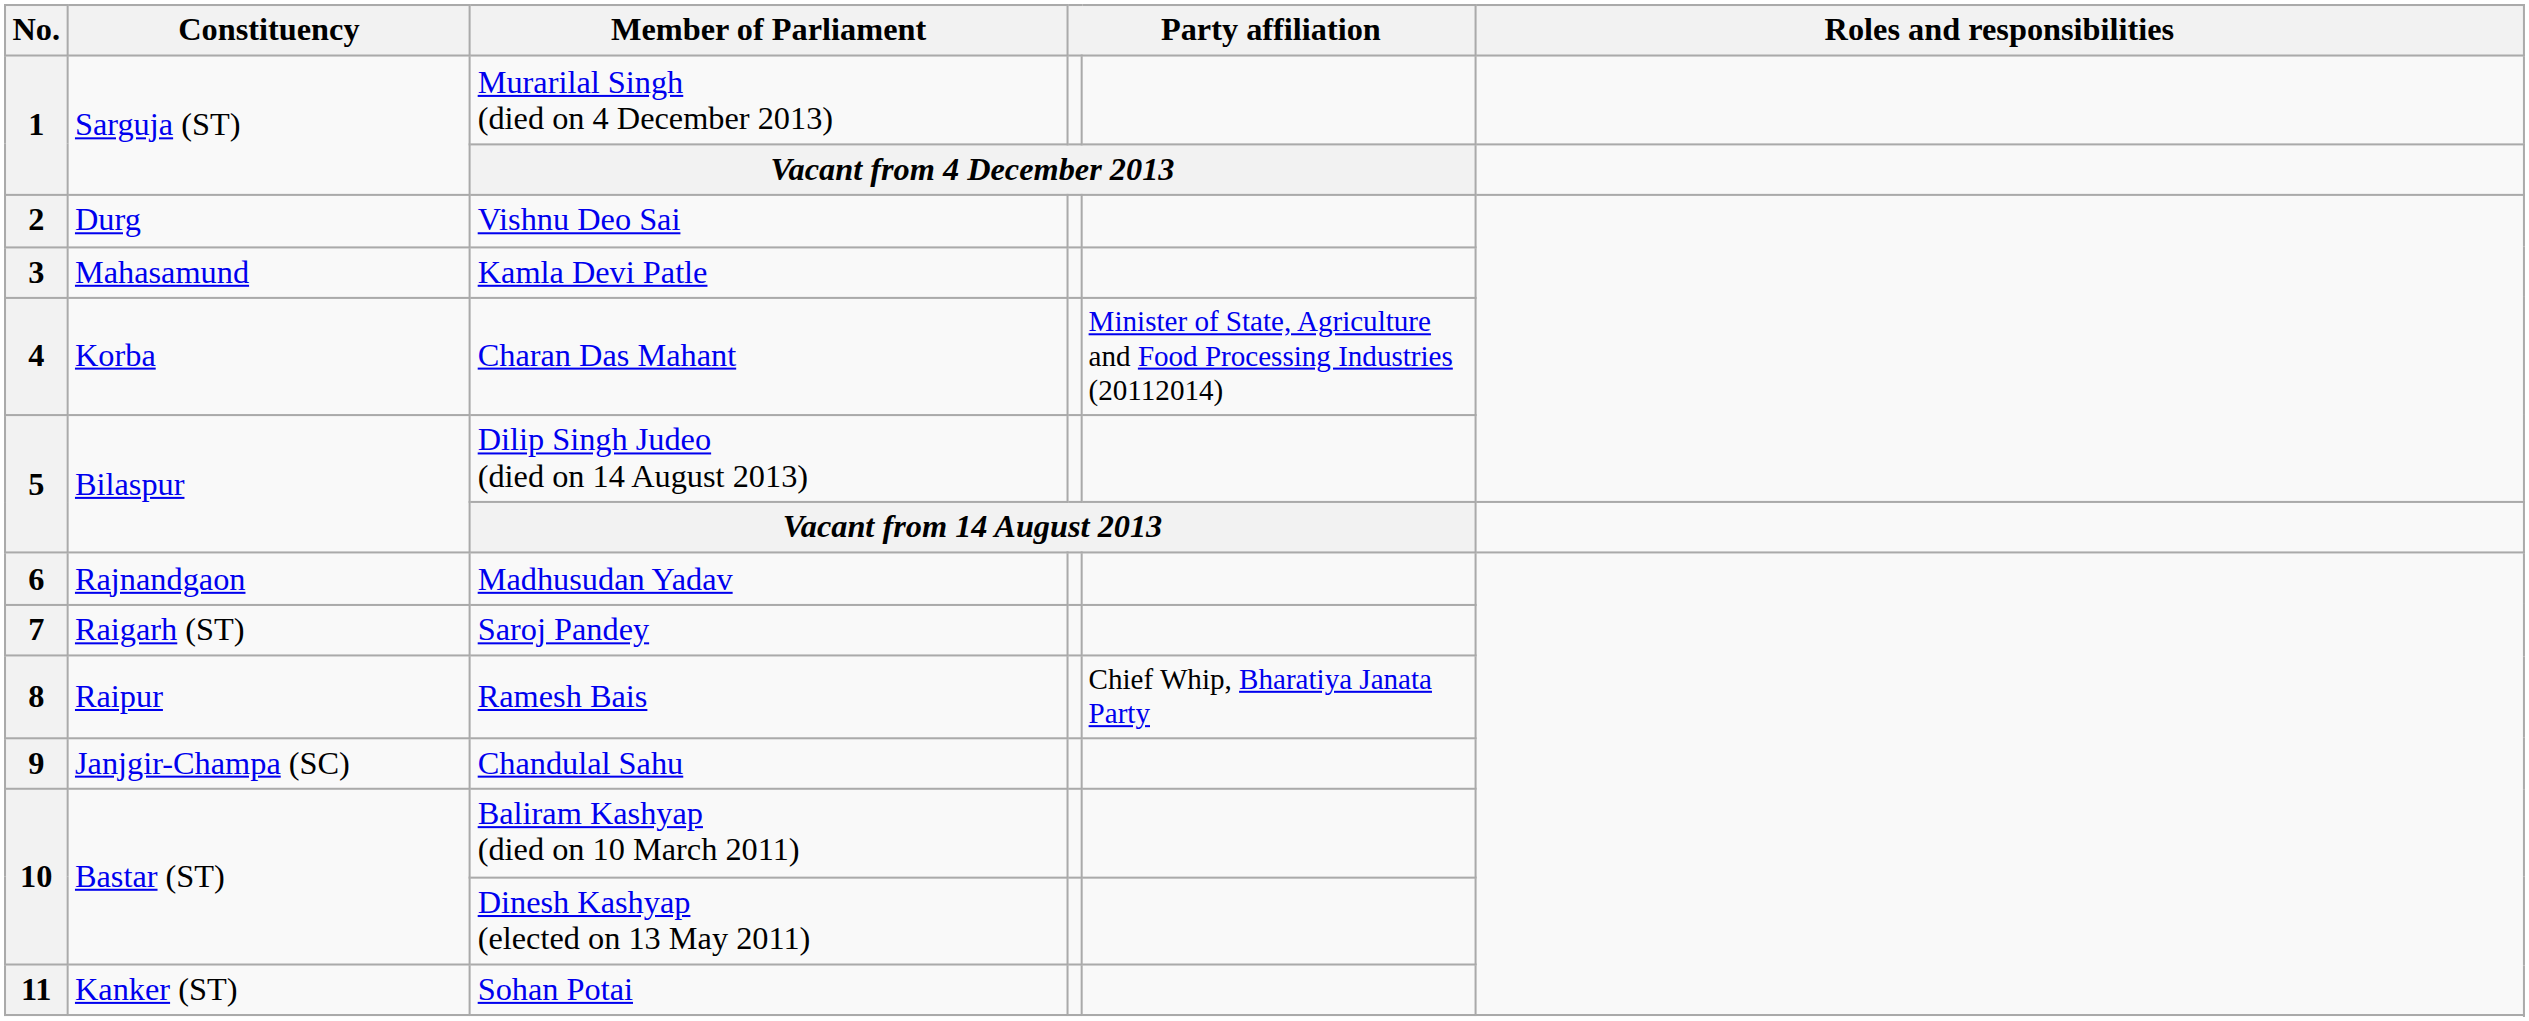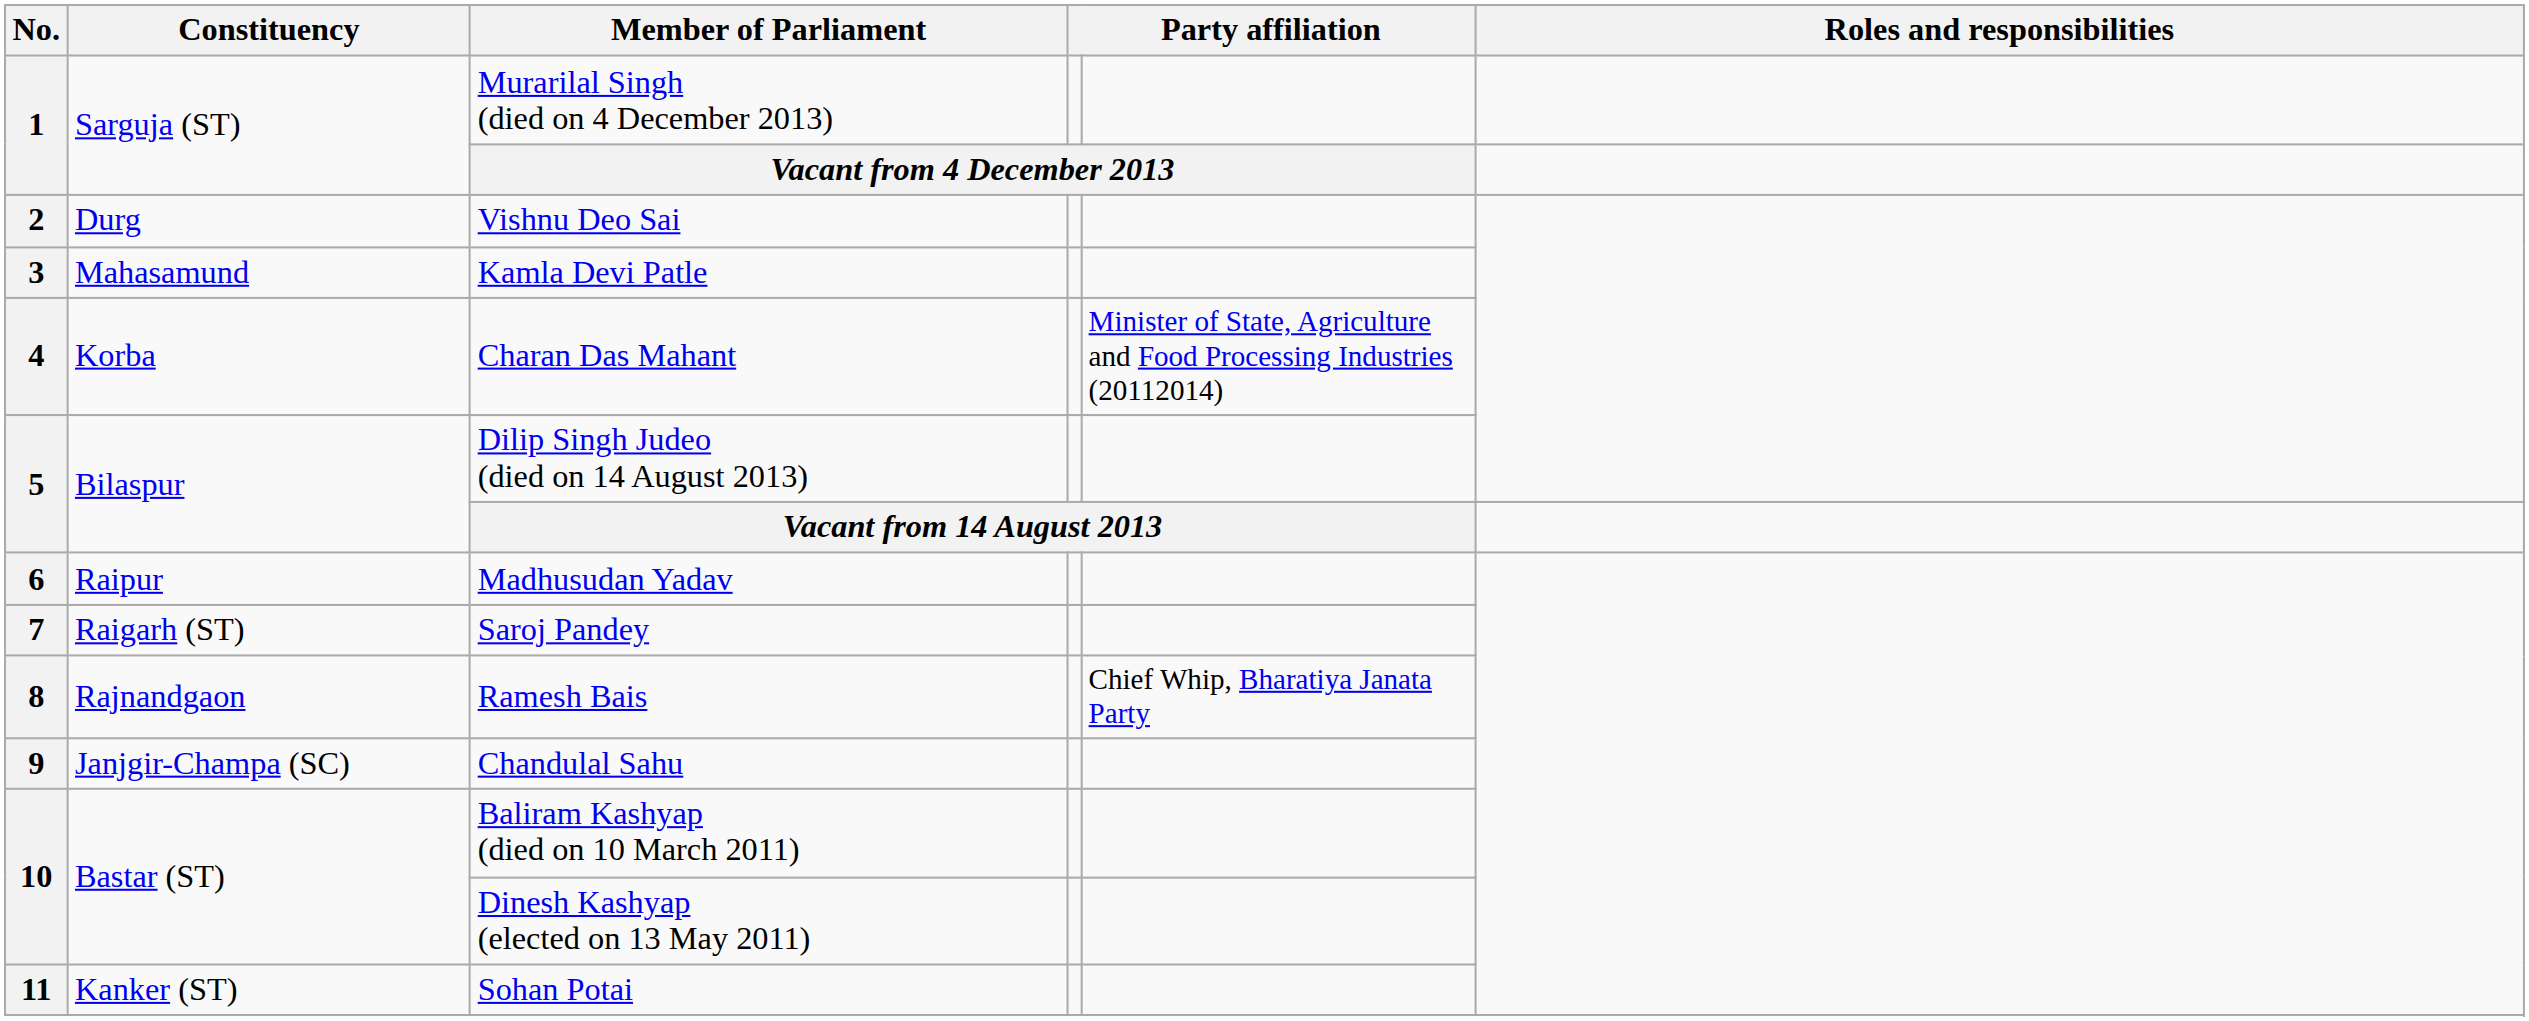(160, 578) Rajnandgaon -> (119, 578) Raipur
(119, 696) Raipur -> (160, 696) Rajnandgaon
